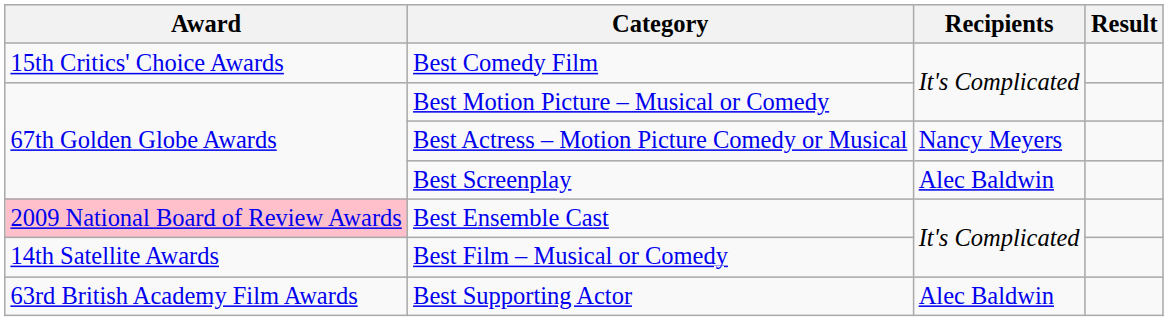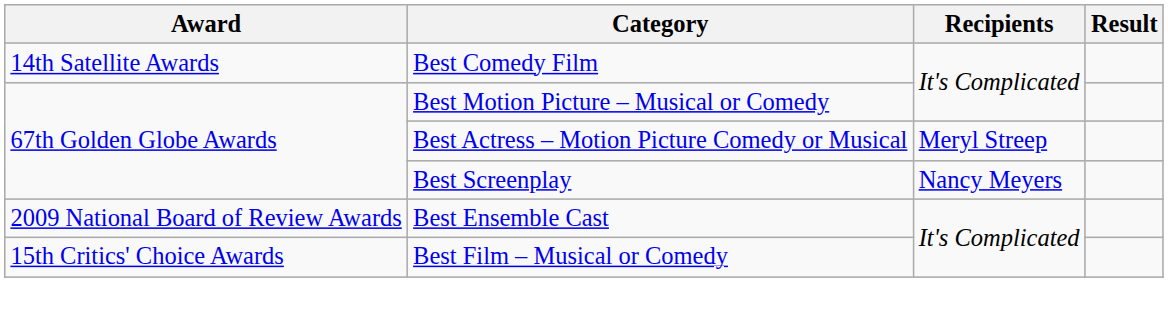(147, 62) 15th Critics' Choice Awards -> (115, 62) 14th Satellite Awards
(990, 140) Nancy Meyers -> (983, 140) Meryl Streep
(986, 179) Alec Baldwin -> (990, 179) Nancy Meyers
(206, 218) pink background -> (206, 218) no background
(115, 256) 14th Satellite Awards -> (147, 256) 15th Critics' Choice Awards
- row: (523, 295)
